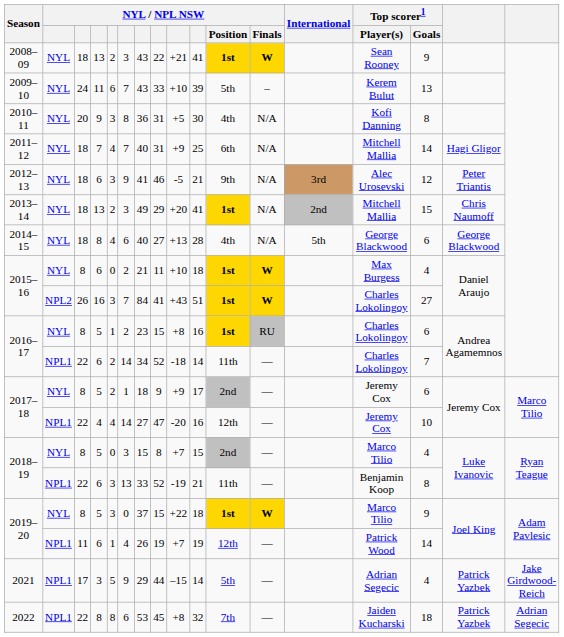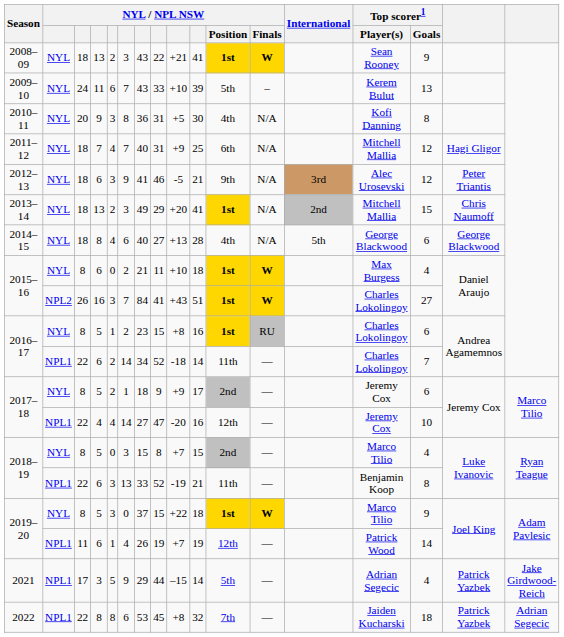(427, 149) 14 -> (427, 149) 12
